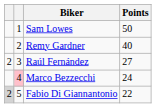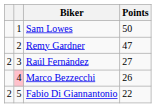(127, 45) 40 -> (127, 45) 47
(127, 77) 24 -> (127, 77) 26
(9, 94) lightgrey background -> (9, 94) no background
